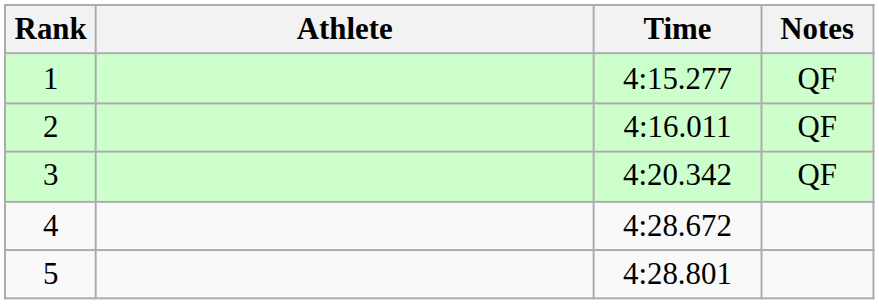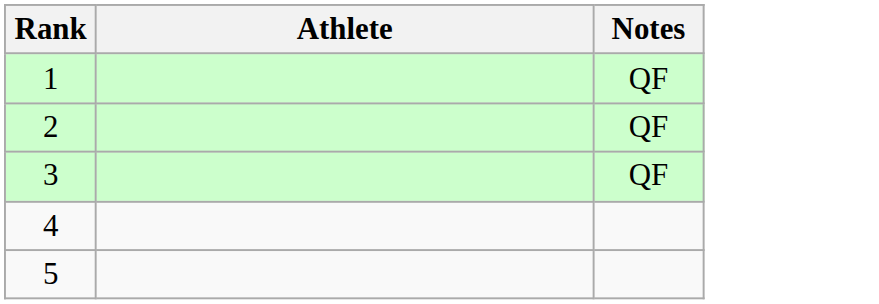- column: (677, 28)
